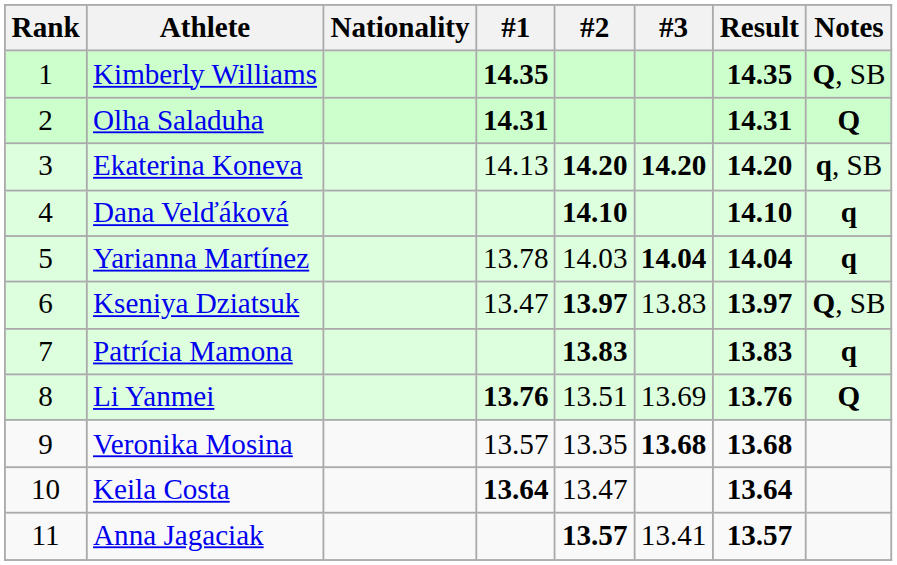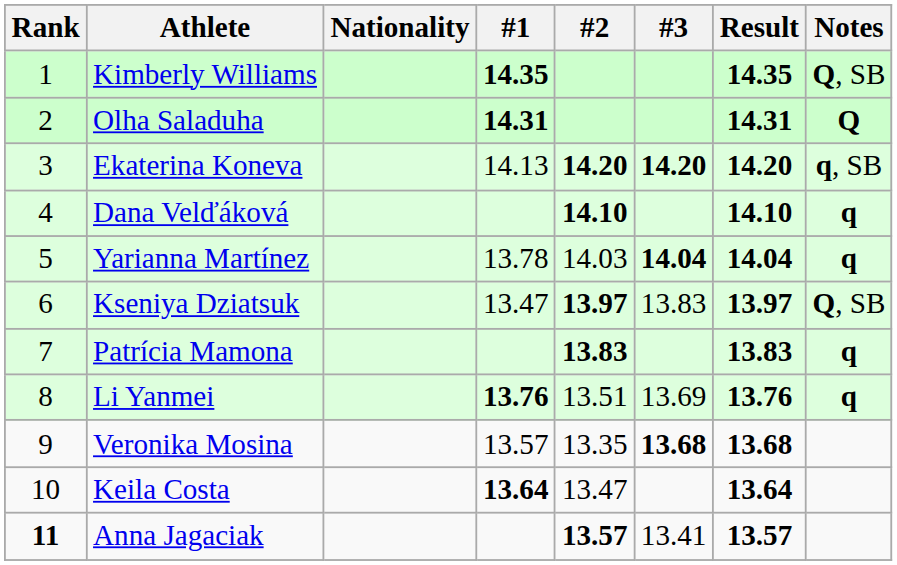(849, 397) Q -> (849, 397) q
(46, 535) normal -> (46, 535) bold
